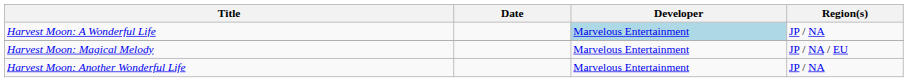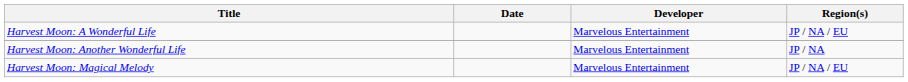(631, 31) lightblue background -> (631, 31) no background
(807, 31) JP / NA -> (819, 31) JP / NA / EU
rows swapped: (96, 67) <-> (80, 49)
